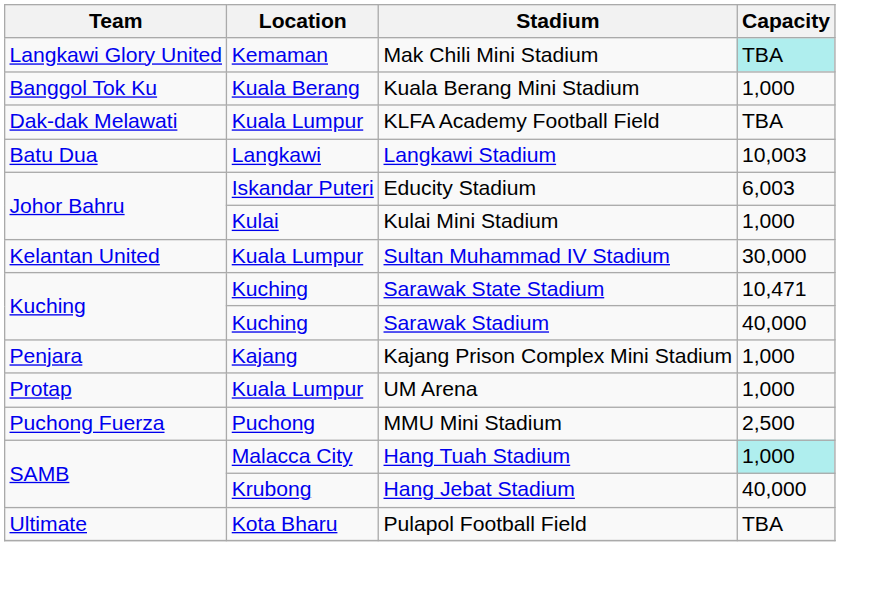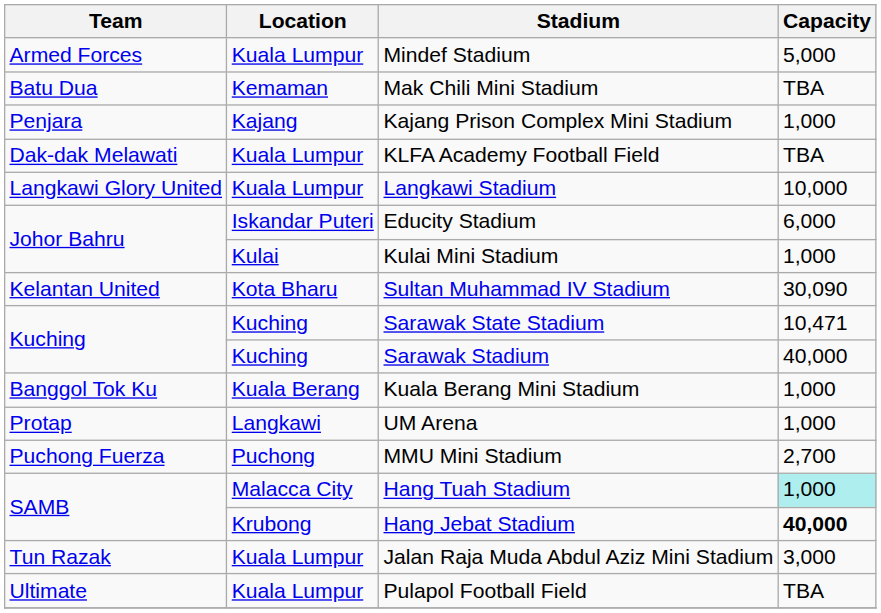+ row: (457, 54)
(116, 54) Langkawi Glory United -> (54, 88) Batu Dua
(762, 54) paleturquoise background -> (804, 88) no background
rows swapped: (511, 88) <-> (558, 356)
(54, 155) Batu Dua -> (116, 188) Langkawi Glory United
(276, 155) Langkawi -> (297, 188) Kuala Lumpur
(774, 155) 10,003 -> (815, 188) 10,000
(768, 188) 6,003 -> (809, 222) 6,000
(297, 255) Kuala Lumpur -> (285, 289) Kota Bharu
(774, 255) 30,000 -> (815, 289) 30,090
(297, 389) Kuala Lumpur -> (276, 423) Langkawi
(768, 423) 2,500 -> (809, 456) 2,700
(774, 490) normal -> (815, 523) bold
+ row: (578, 557)
(285, 523) Kota Bharu -> (297, 590) Kuala Lumpur
